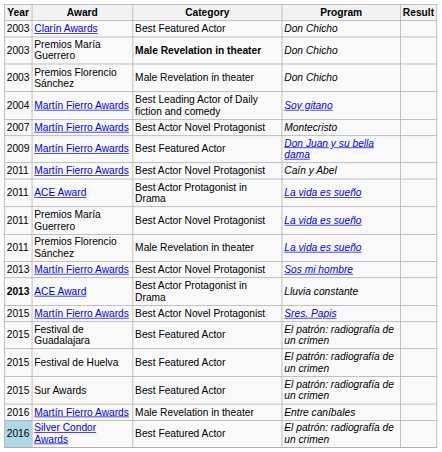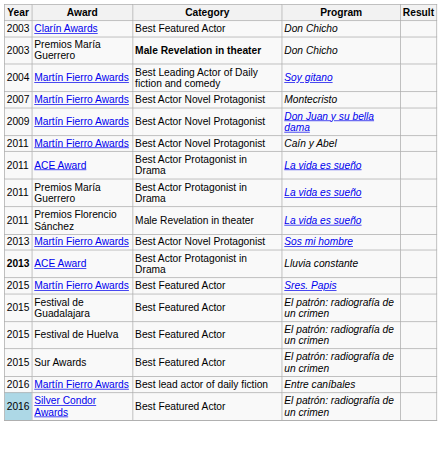- row: (75, 78)
(180, 149) Best Featured Actor -> (200, 122) Best Actor Novel Protagonist
(200, 221) Best Actor Novel Protagonist -> (191, 193) Best Actor Protagonist in Drama
(200, 314) Best Actor Novel Protagonist -> (180, 286) Best Featured Actor
(194, 412) Male Revelation in theater -> (202, 385) Best lead actor of daily fiction
